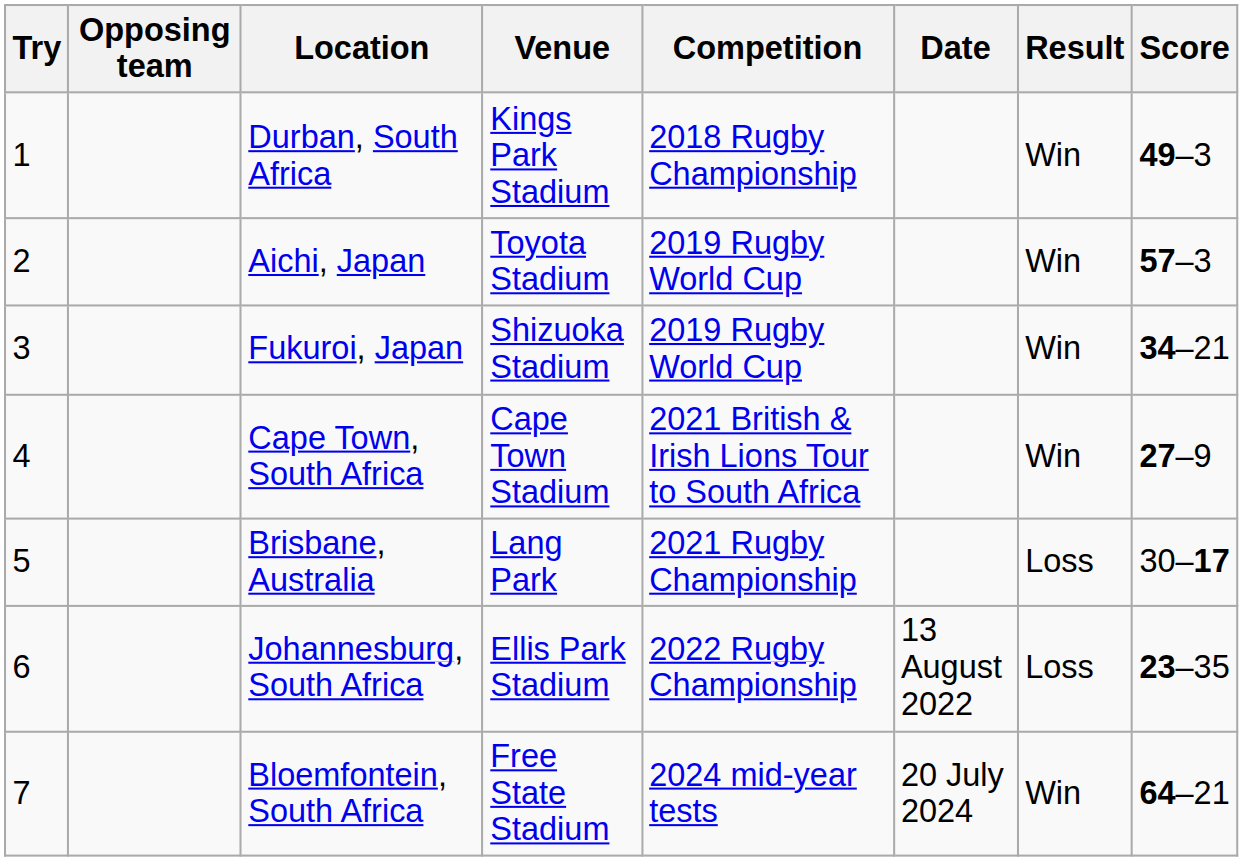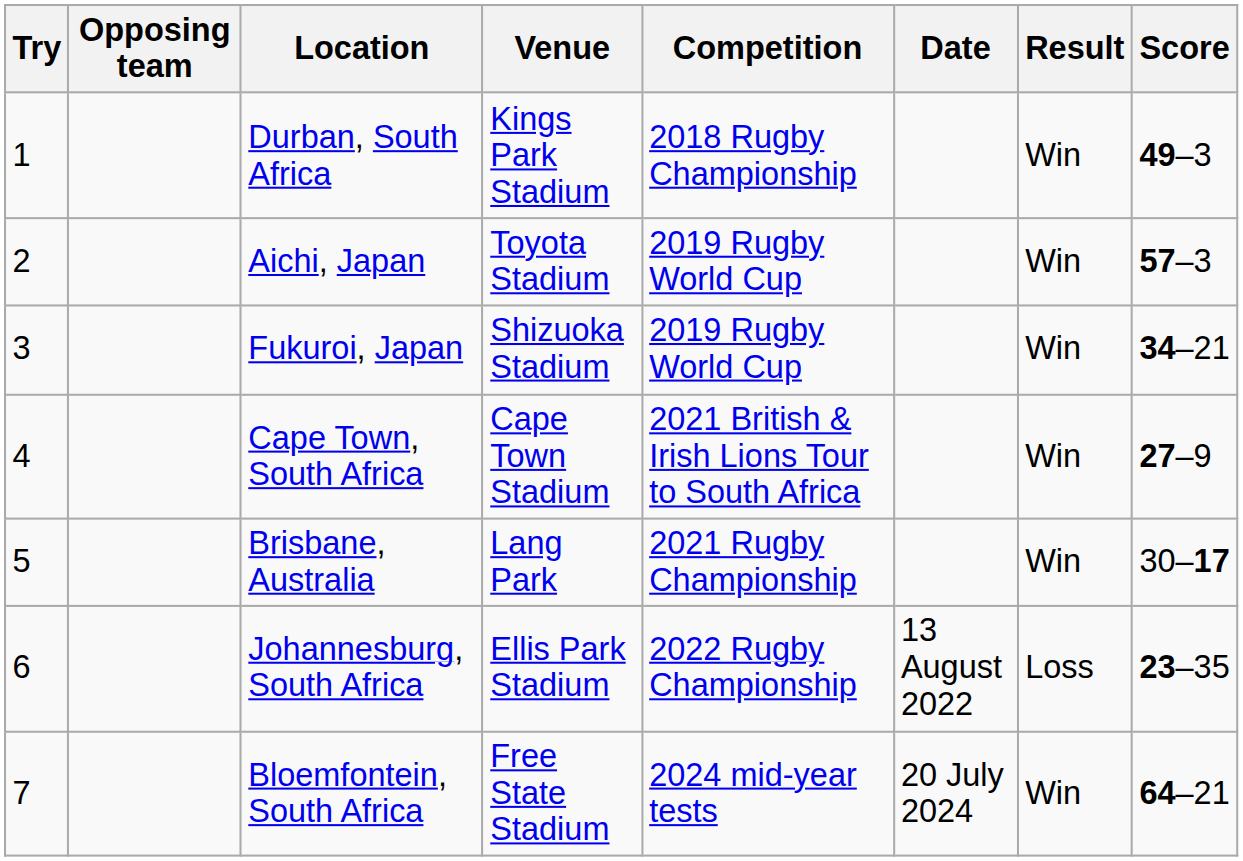(1059, 561) Loss -> (1053, 561) Win
